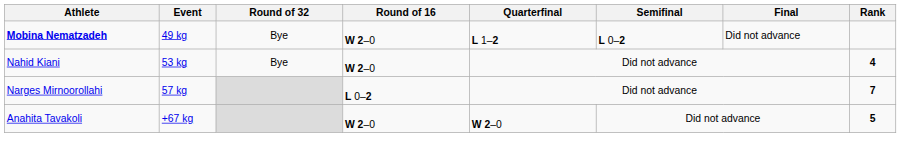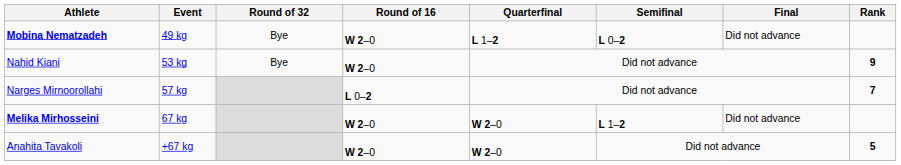(873, 63) 4 -> (873, 63) 9
+ row: (53, 119)
